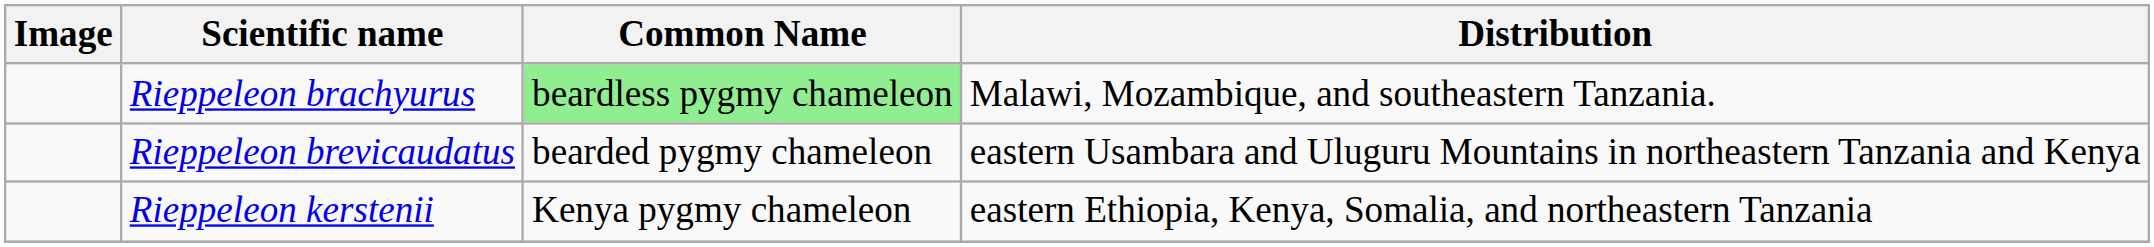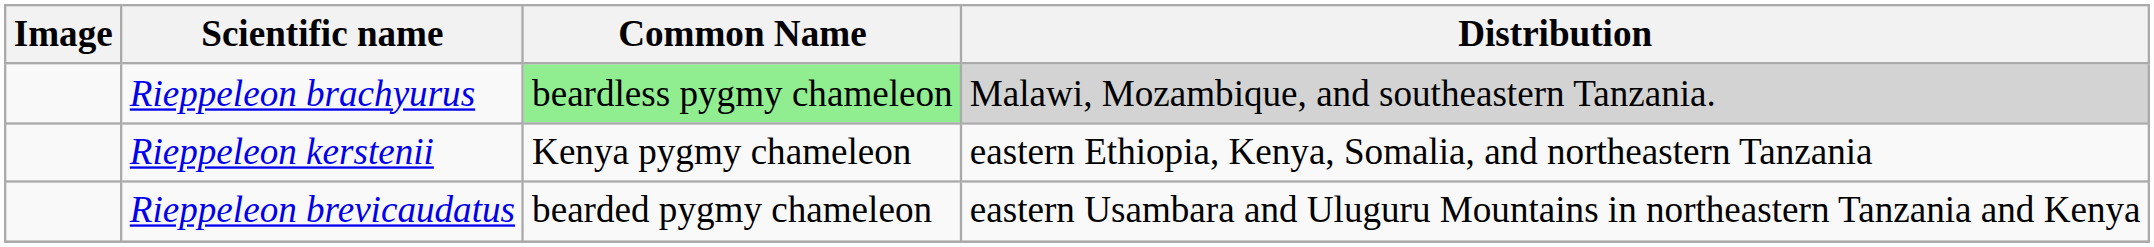(1343, 92) no background -> (1343, 92) lightgrey background
rows swapped: (322, 151) <-> (282, 210)
